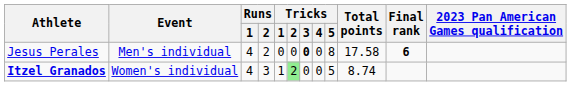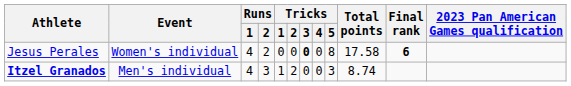(175, 52) Men's individual -> (175, 52) Women's individual
(175, 71) Women's individual -> (175, 71) Men's individual
(294, 71) lightgreen background -> (294, 71) no background
(332, 71) 5 -> (332, 71) 3
